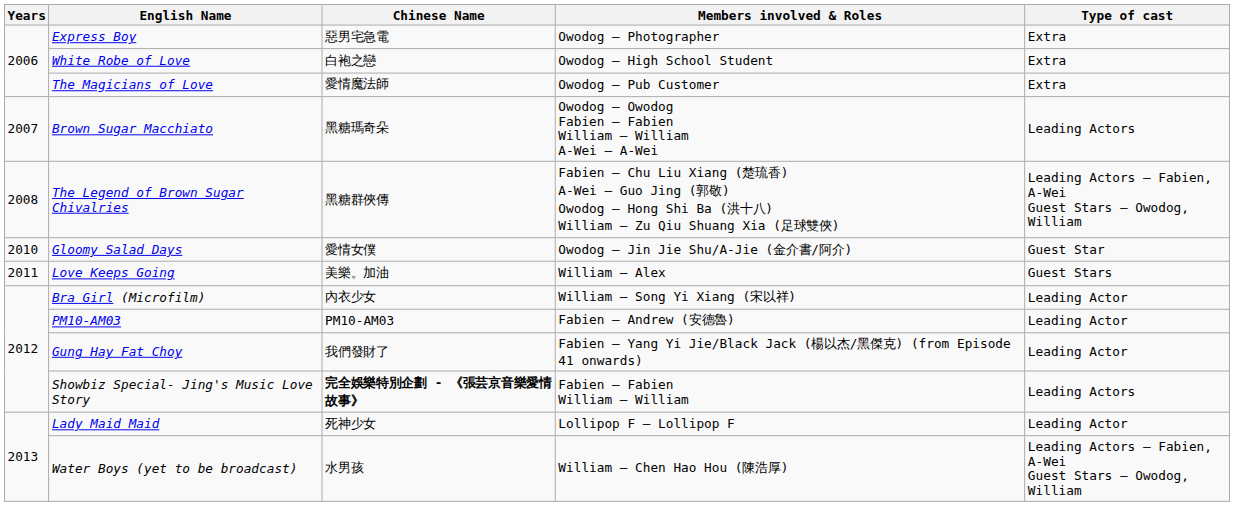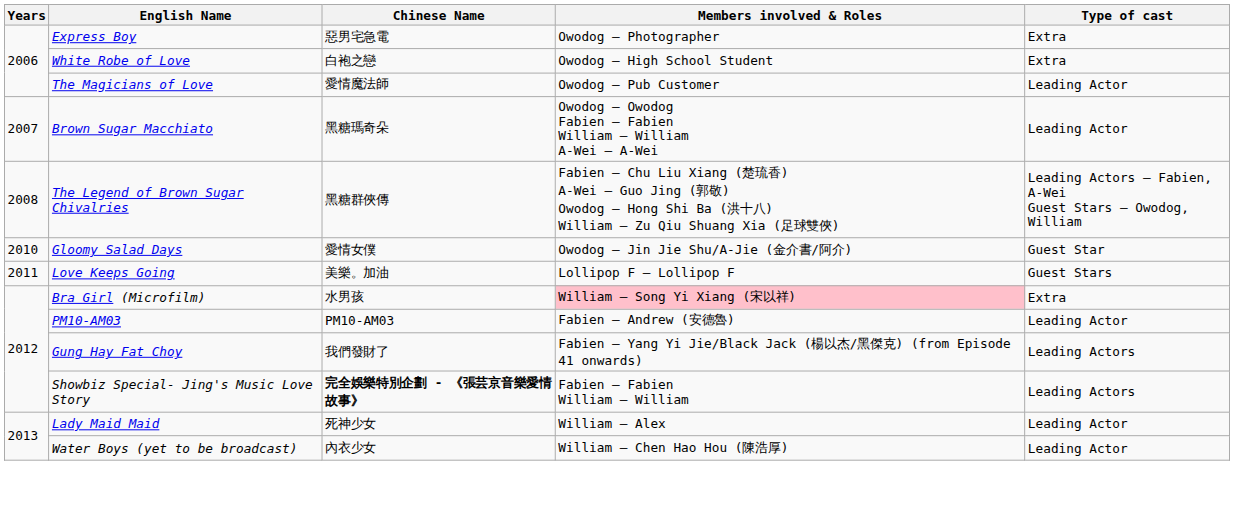(1047, 85) Extra -> (1078, 85) Leading Actor
(1082, 129) Leading Actors -> (1078, 129) Leading Actor
(612, 273) William – Alex -> (647, 273) Lollipop F – Lollipop F
(351, 297) 內衣少女 -> (344, 297) 水男孩
(677, 297) no background -> (677, 297) pink background
(1078, 297) Leading Actor -> (1047, 297) Extra
(1078, 352) Leading Actor -> (1082, 352) Leading Actors
(647, 424) Lollipop F – Lollipop F -> (612, 424) William – Alex
(344, 468) 水男孩 -> (351, 447) 內衣少女
(1120, 469) Leading Actors – Fabien, A-Wei Guest Stars – Owodog, William -> (1078, 448) Leading Actor
